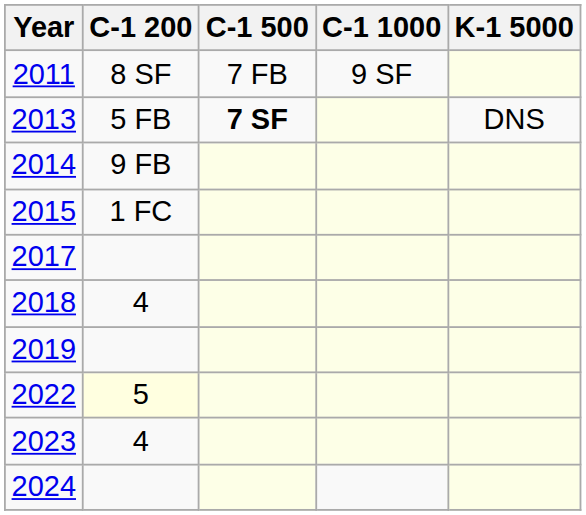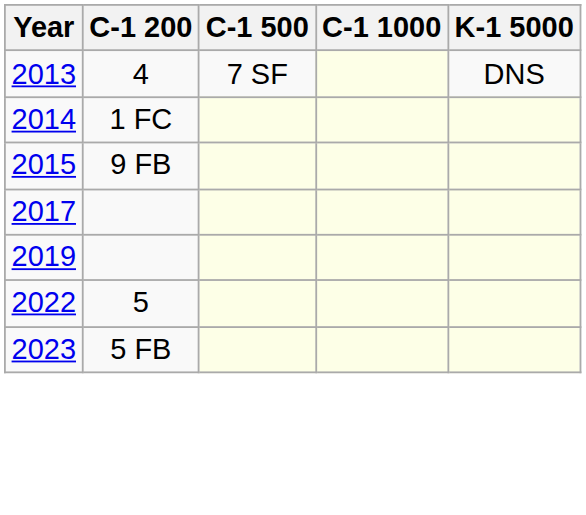- row: (44, 73)
(141, 119) 5 FB -> (141, 73) 4
(257, 119) bold -> (257, 73) normal
(141, 165) 9 FB -> (141, 119) 1 FC
(141, 211) 1 FC -> (141, 165) 9 FB
- row: (44, 303)
(141, 394) lightyellow background -> (141, 303) no background
(141, 440) 4 -> (141, 348) 5 FB
- row: (44, 486)
